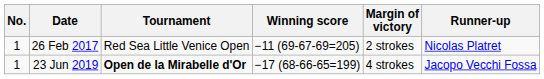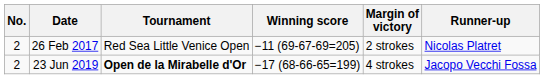(17, 46) 1 -> (17, 46) 2
(17, 65) 1 -> (17, 65) 2
